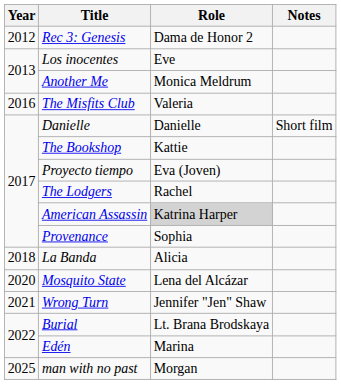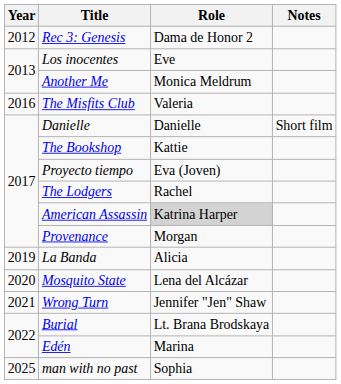(173, 236) Sophia -> (176, 236) Morgan
(22, 258) 2018 -> (22, 258) 2019
(176, 368) Morgan -> (173, 368) Sophia
